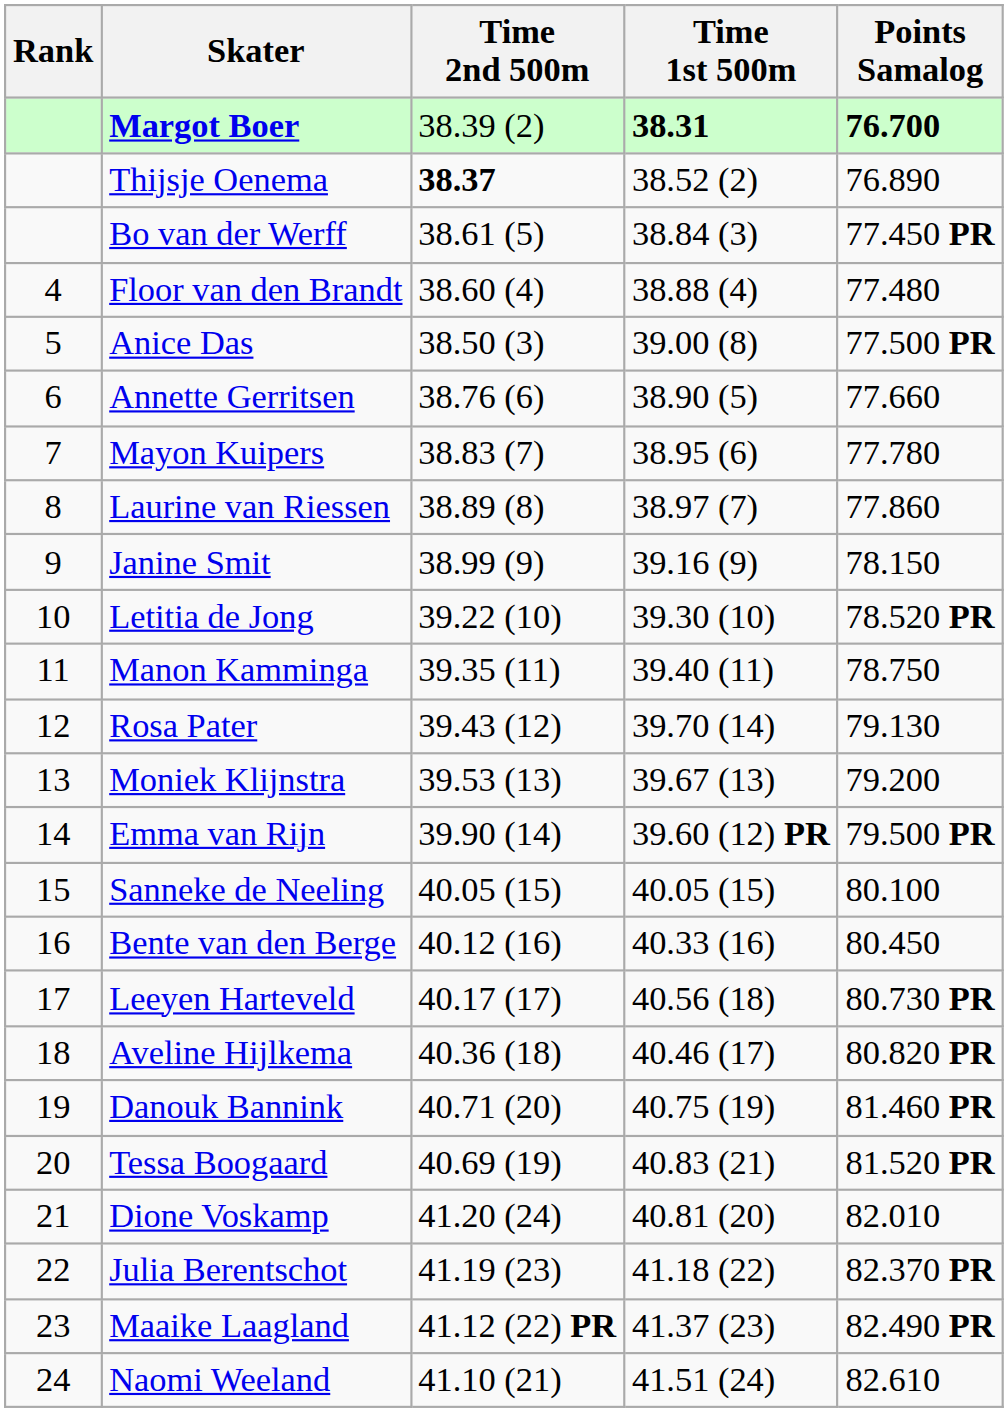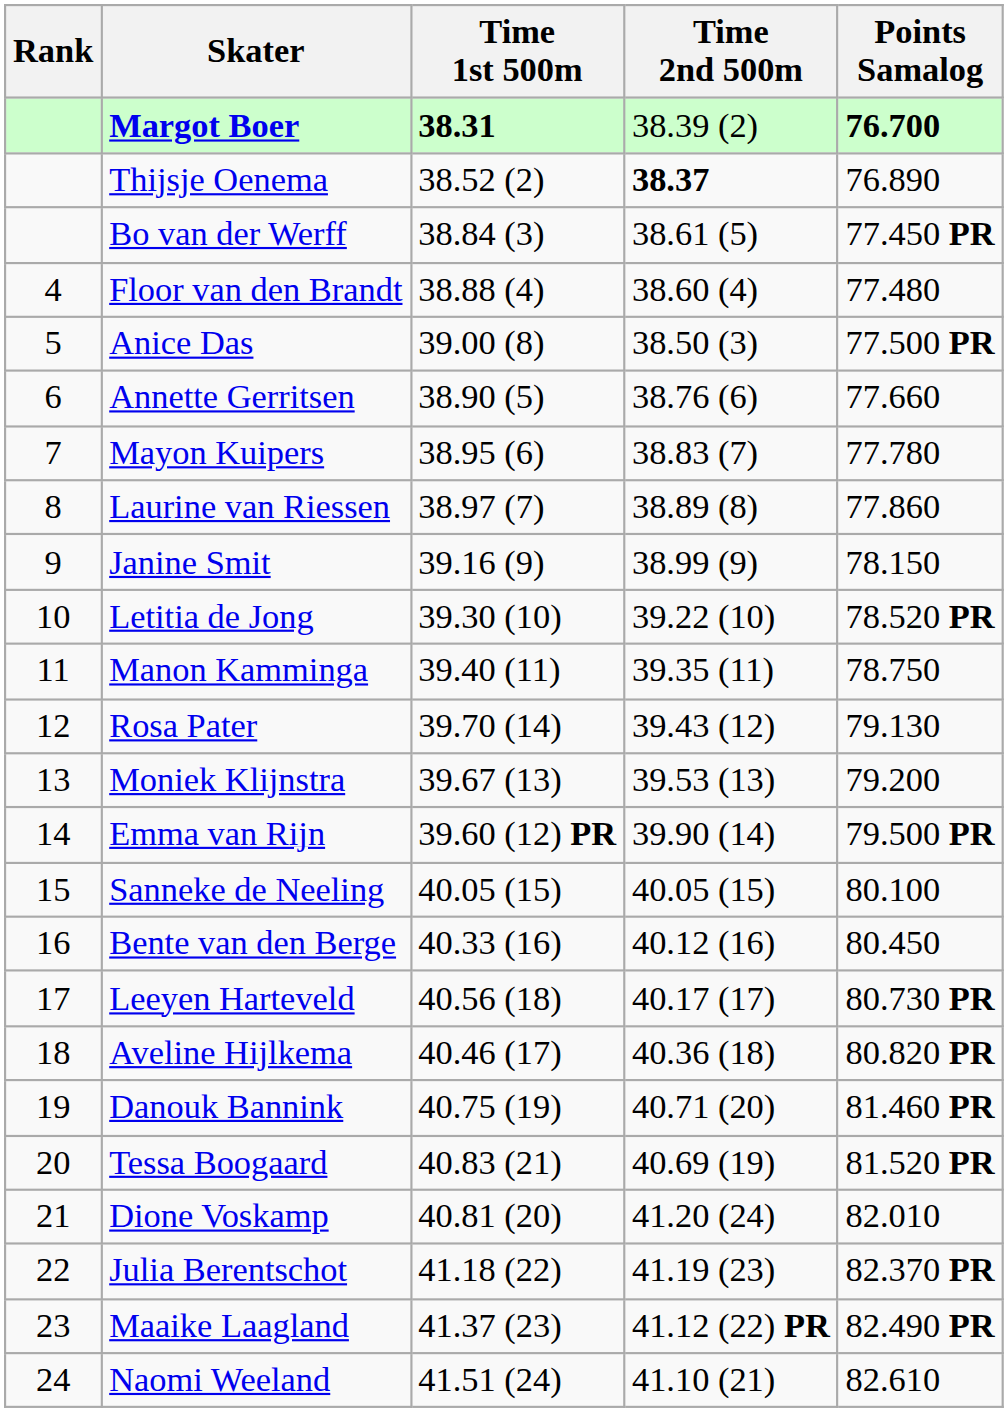columns swapped: (731, 51) <-> (517, 51)
